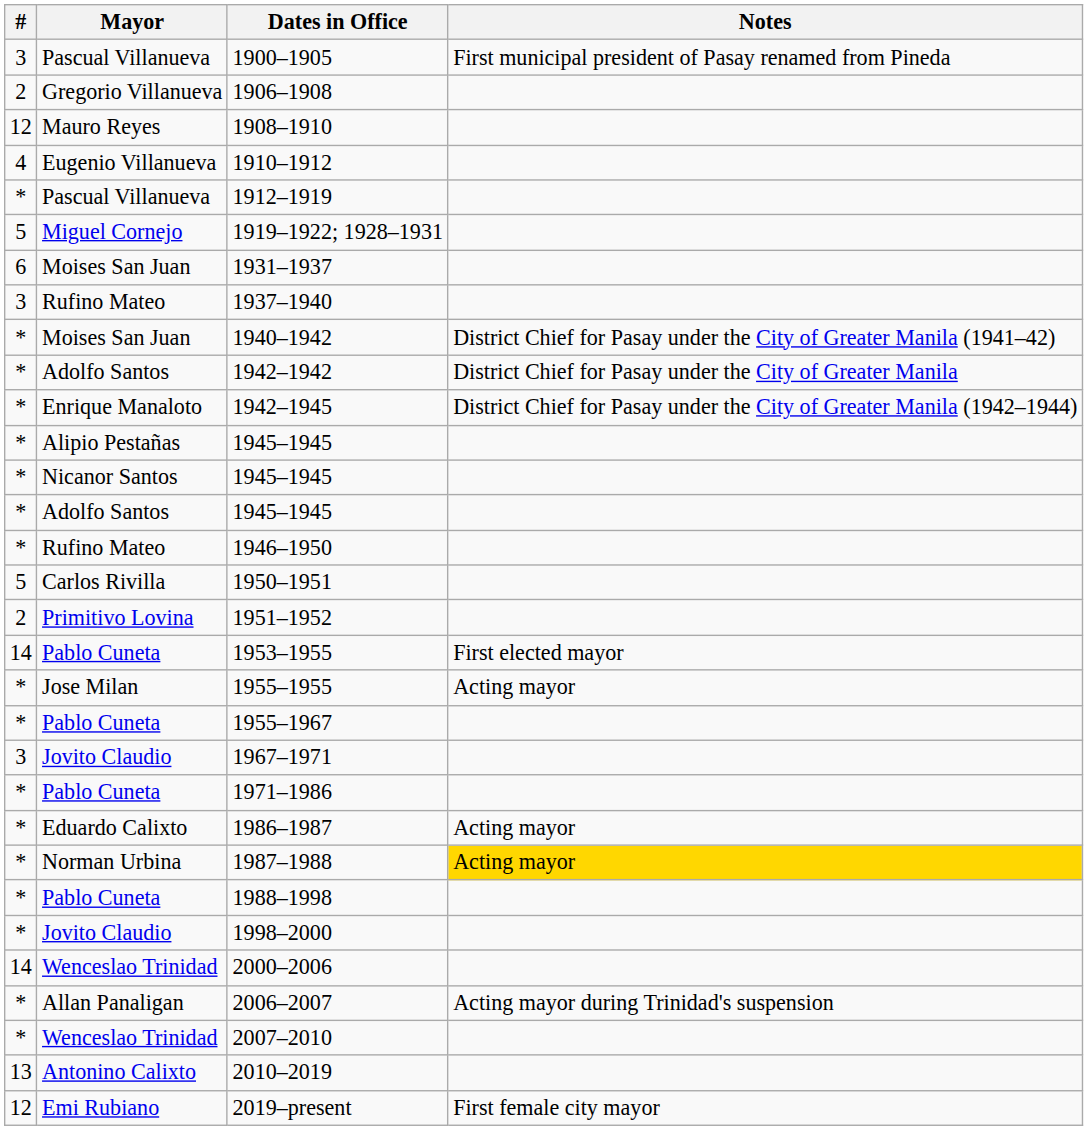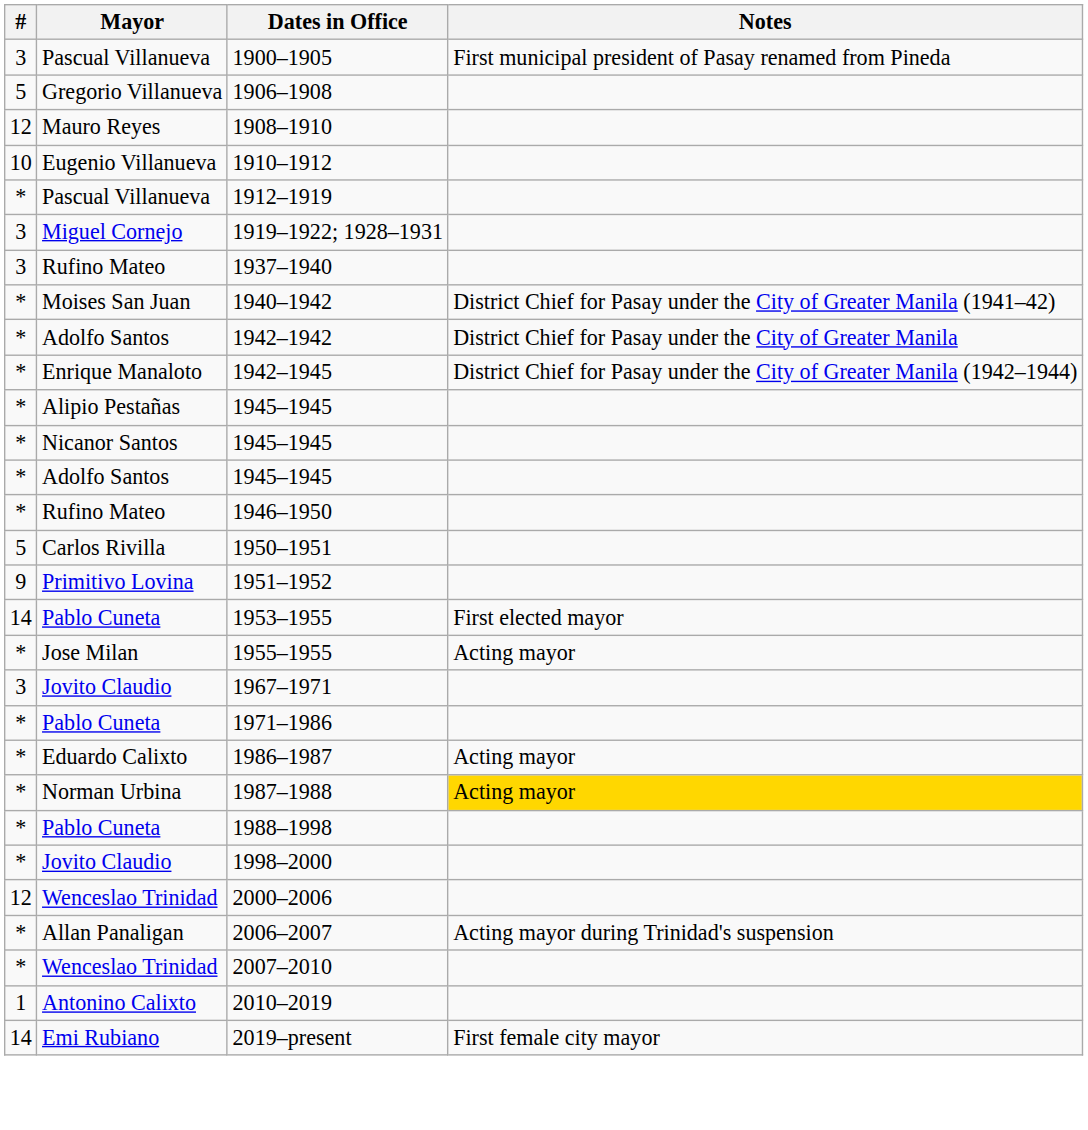(21, 92) 2 -> (21, 92) 5
(21, 162) 4 -> (21, 162) 10
(21, 232) 5 -> (21, 232) 3
- row: (116, 267)
(21, 617) 2 -> (21, 582) 9
- row: (101, 722)
(21, 967) 14 -> (21, 897) 12
(21, 1072) 13 -> (21, 1002) 1
(21, 1107) 12 -> (21, 1037) 14
